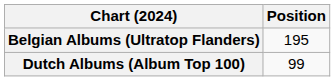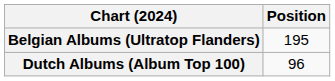(296, 64) 99 -> (296, 64) 96
